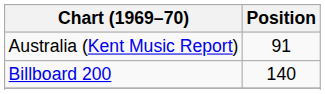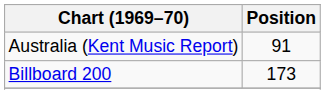(281, 74) 140 -> (281, 74) 173
